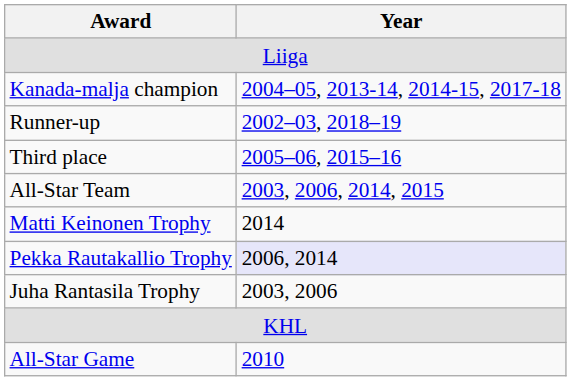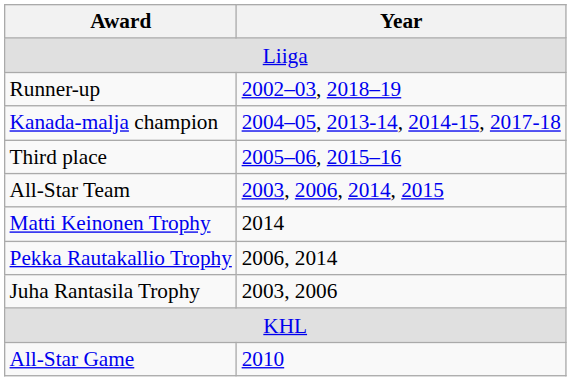rows swapped: (114, 88) <-> (55, 122)
(290, 257) lavender background -> (290, 257) no background
